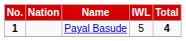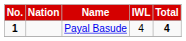(141, 29) 5 -> (141, 29) 4
